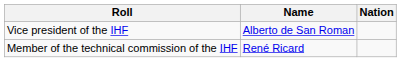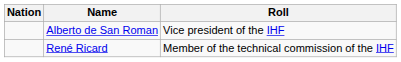columns swapped: (377, 13) <-> (122, 13)
